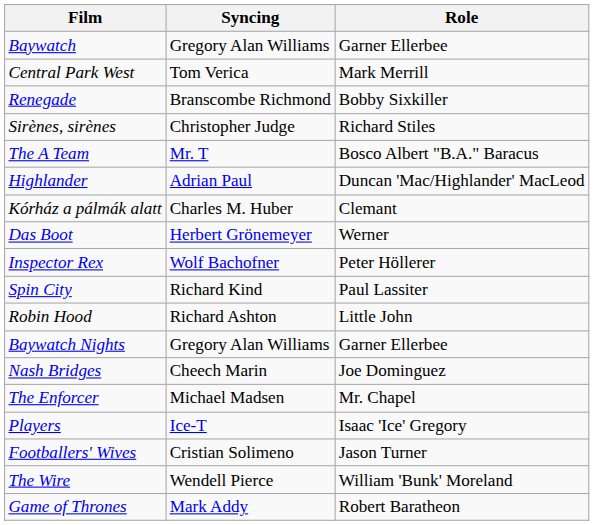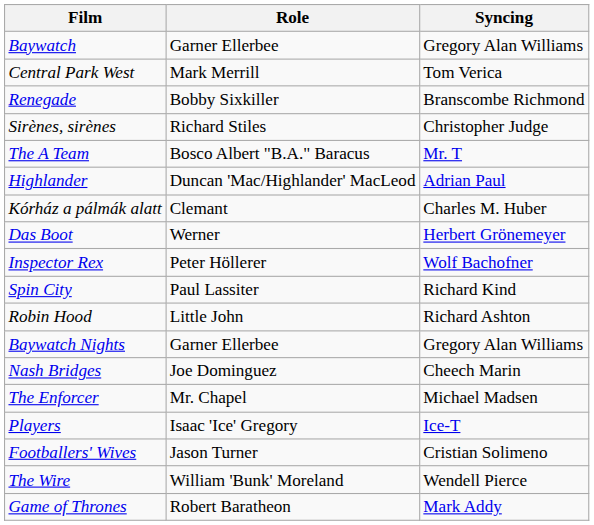columns swapped: (462, 18) <-> (250, 18)
